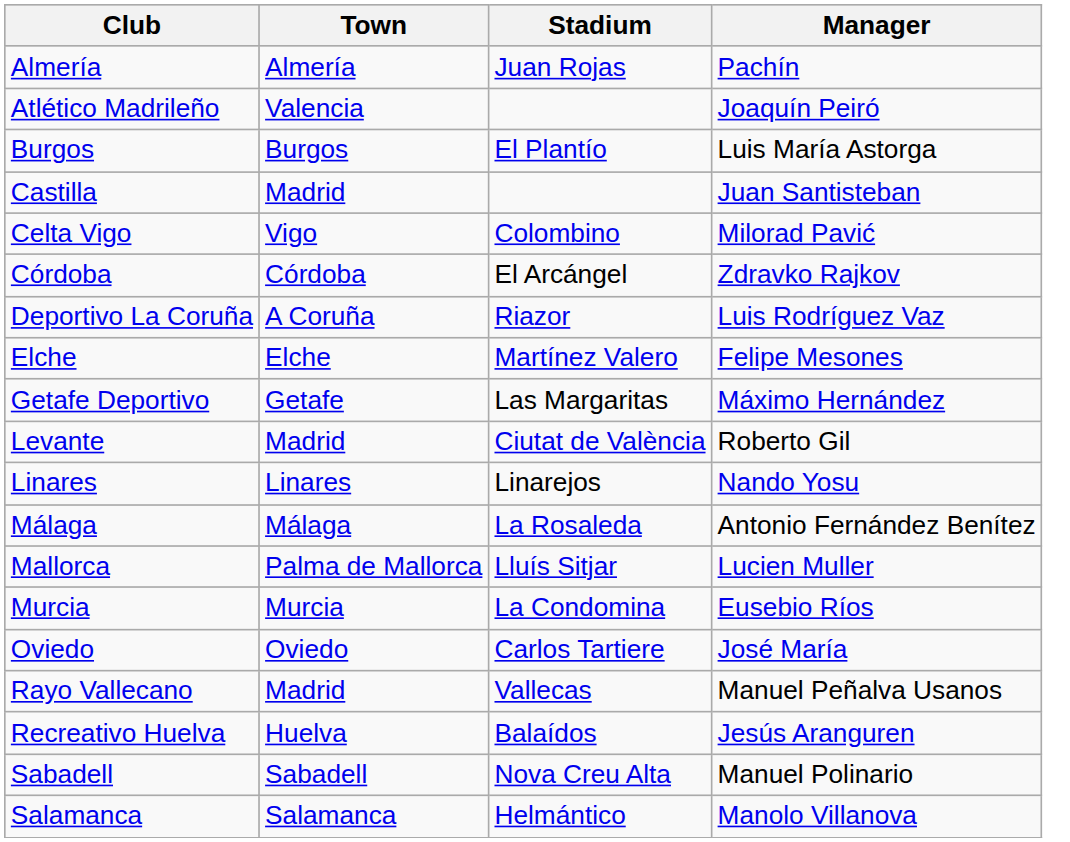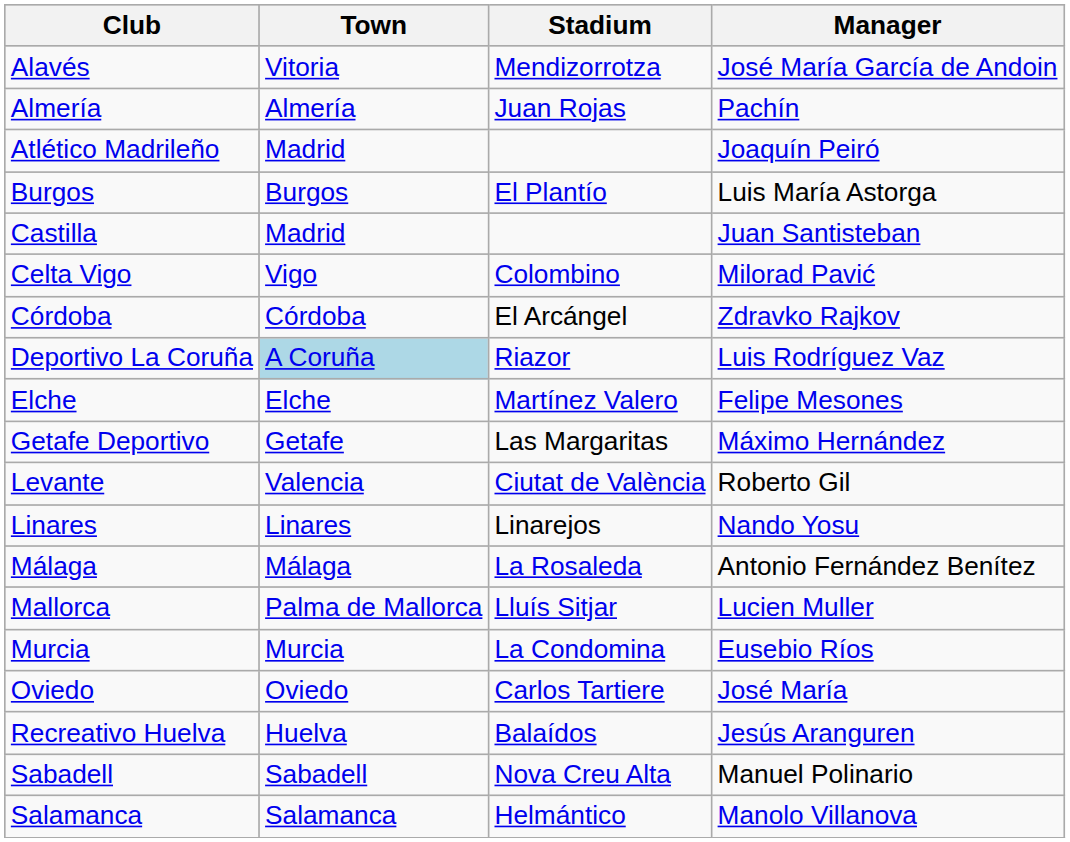+ row: (50, 66)
(314, 108) Valencia -> (305, 150) Madrid
(320, 316) no background -> (320, 358) lightblue background
(305, 441) Madrid -> (314, 483) Valencia
- row: (102, 691)
